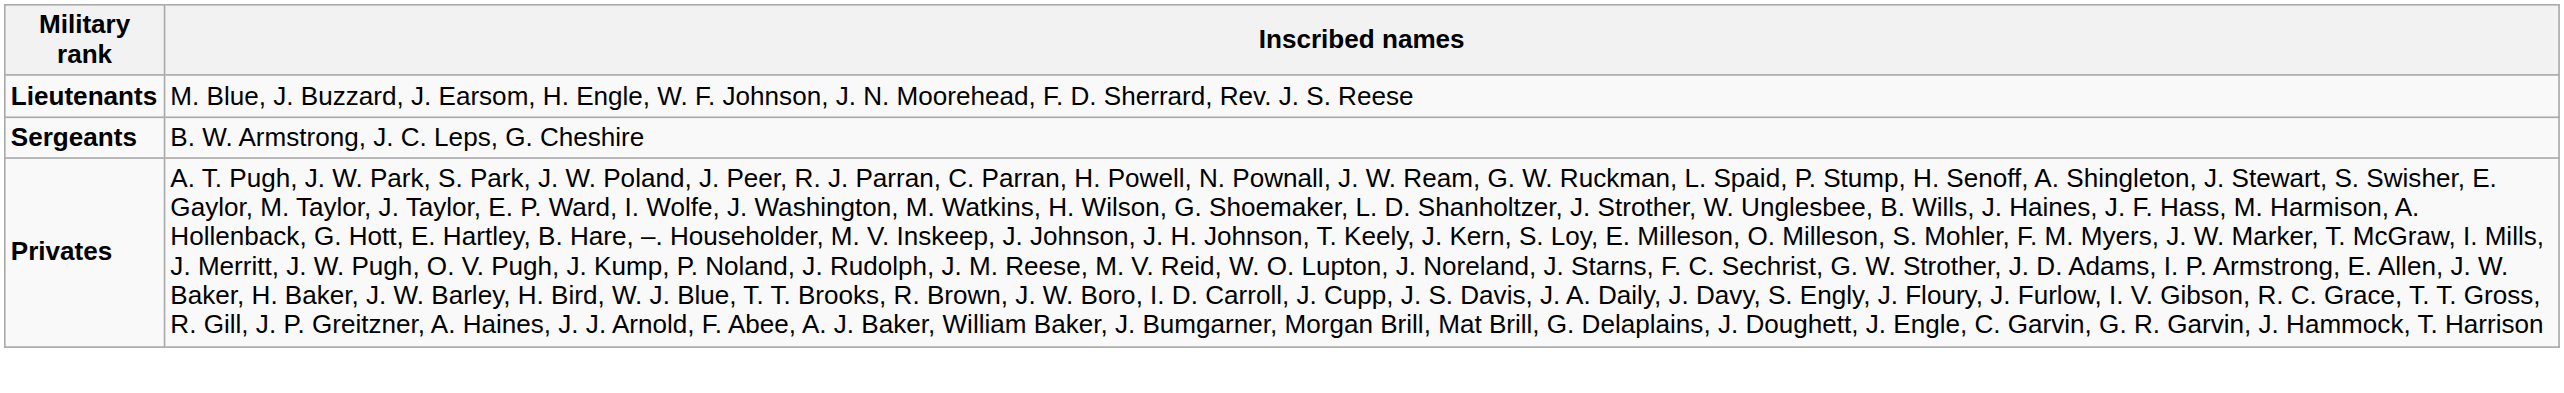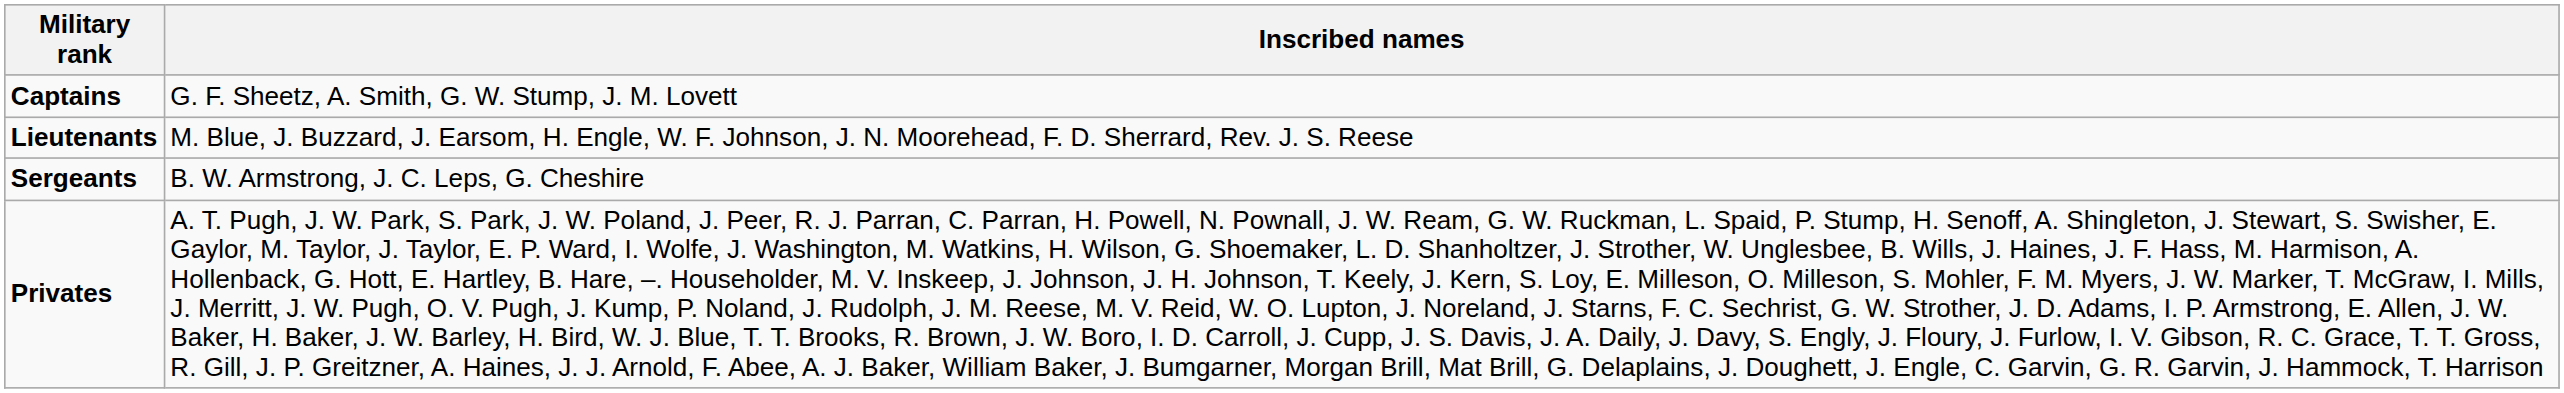+ row: (66, 95)
